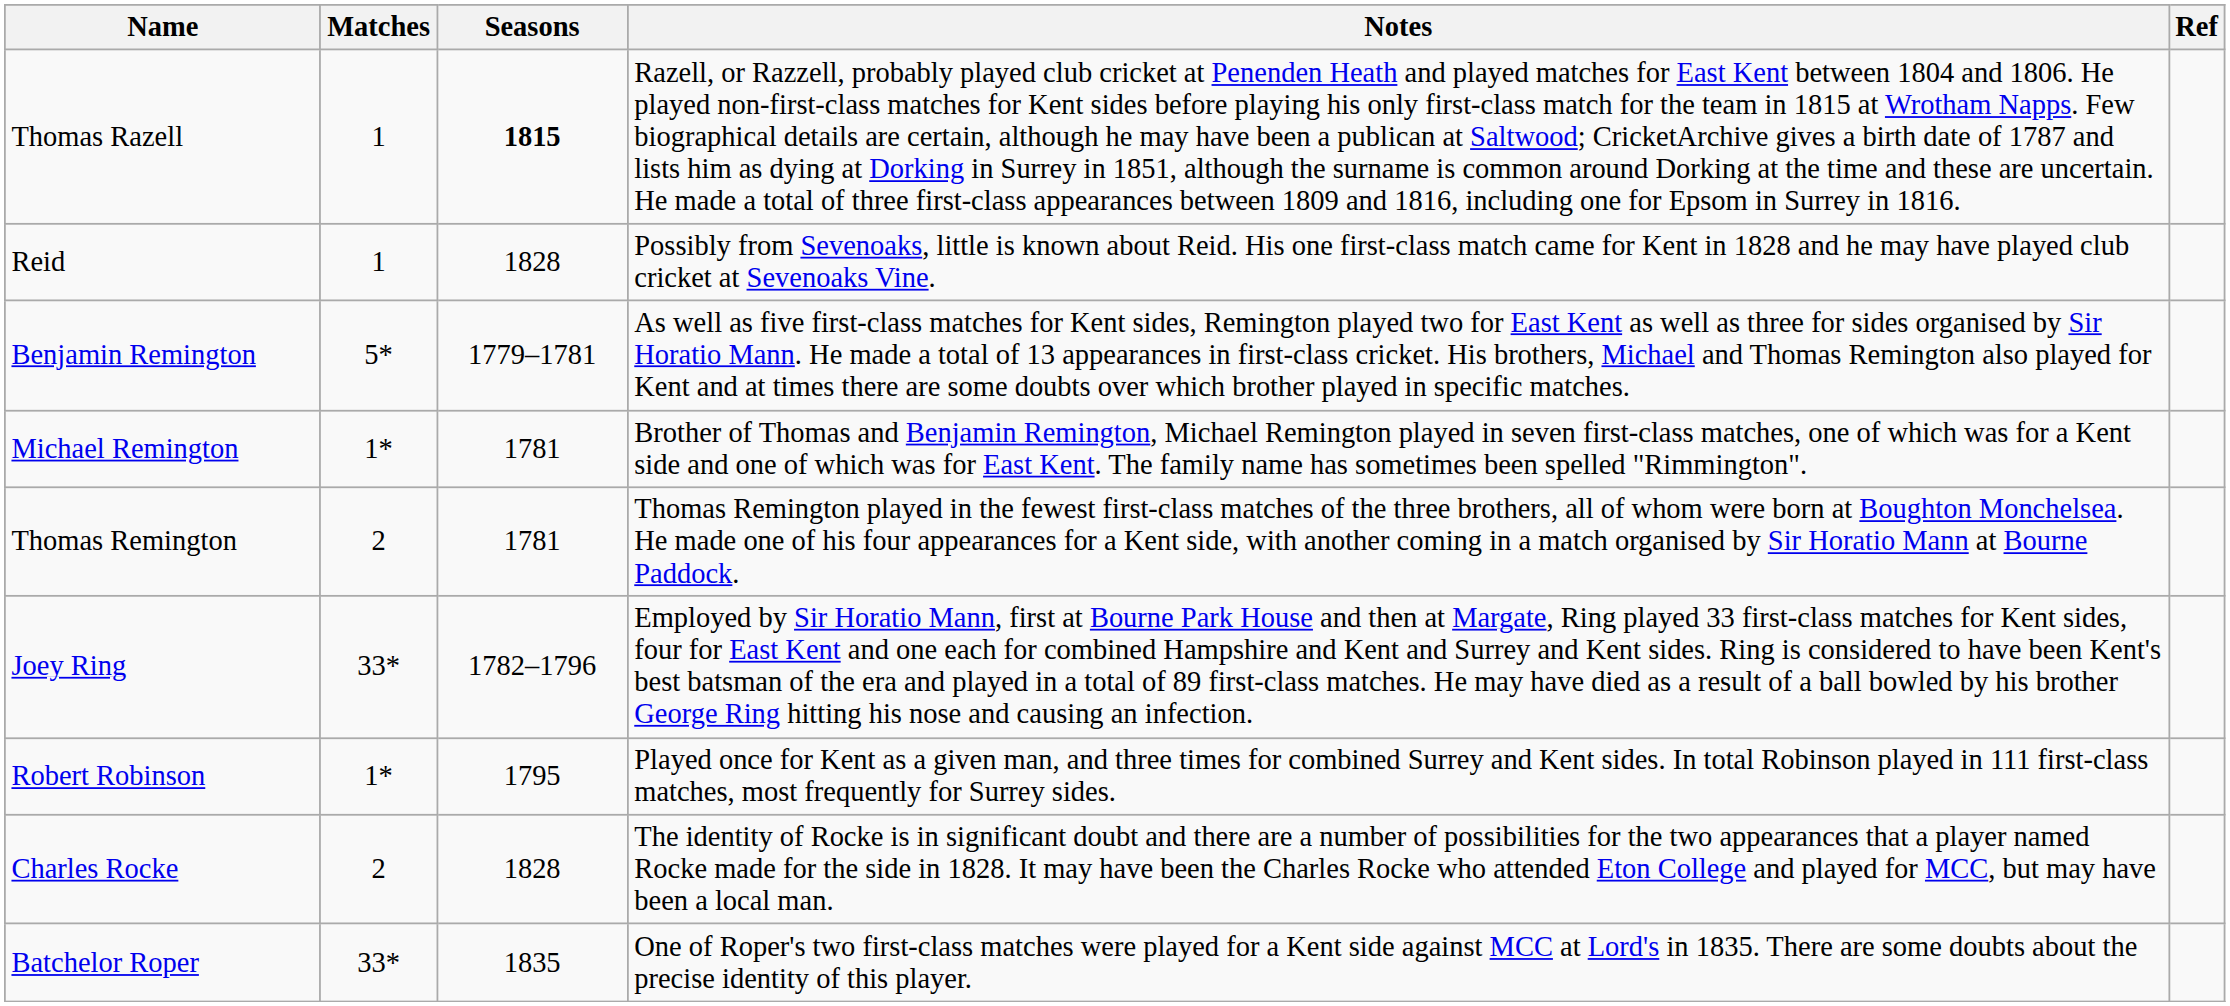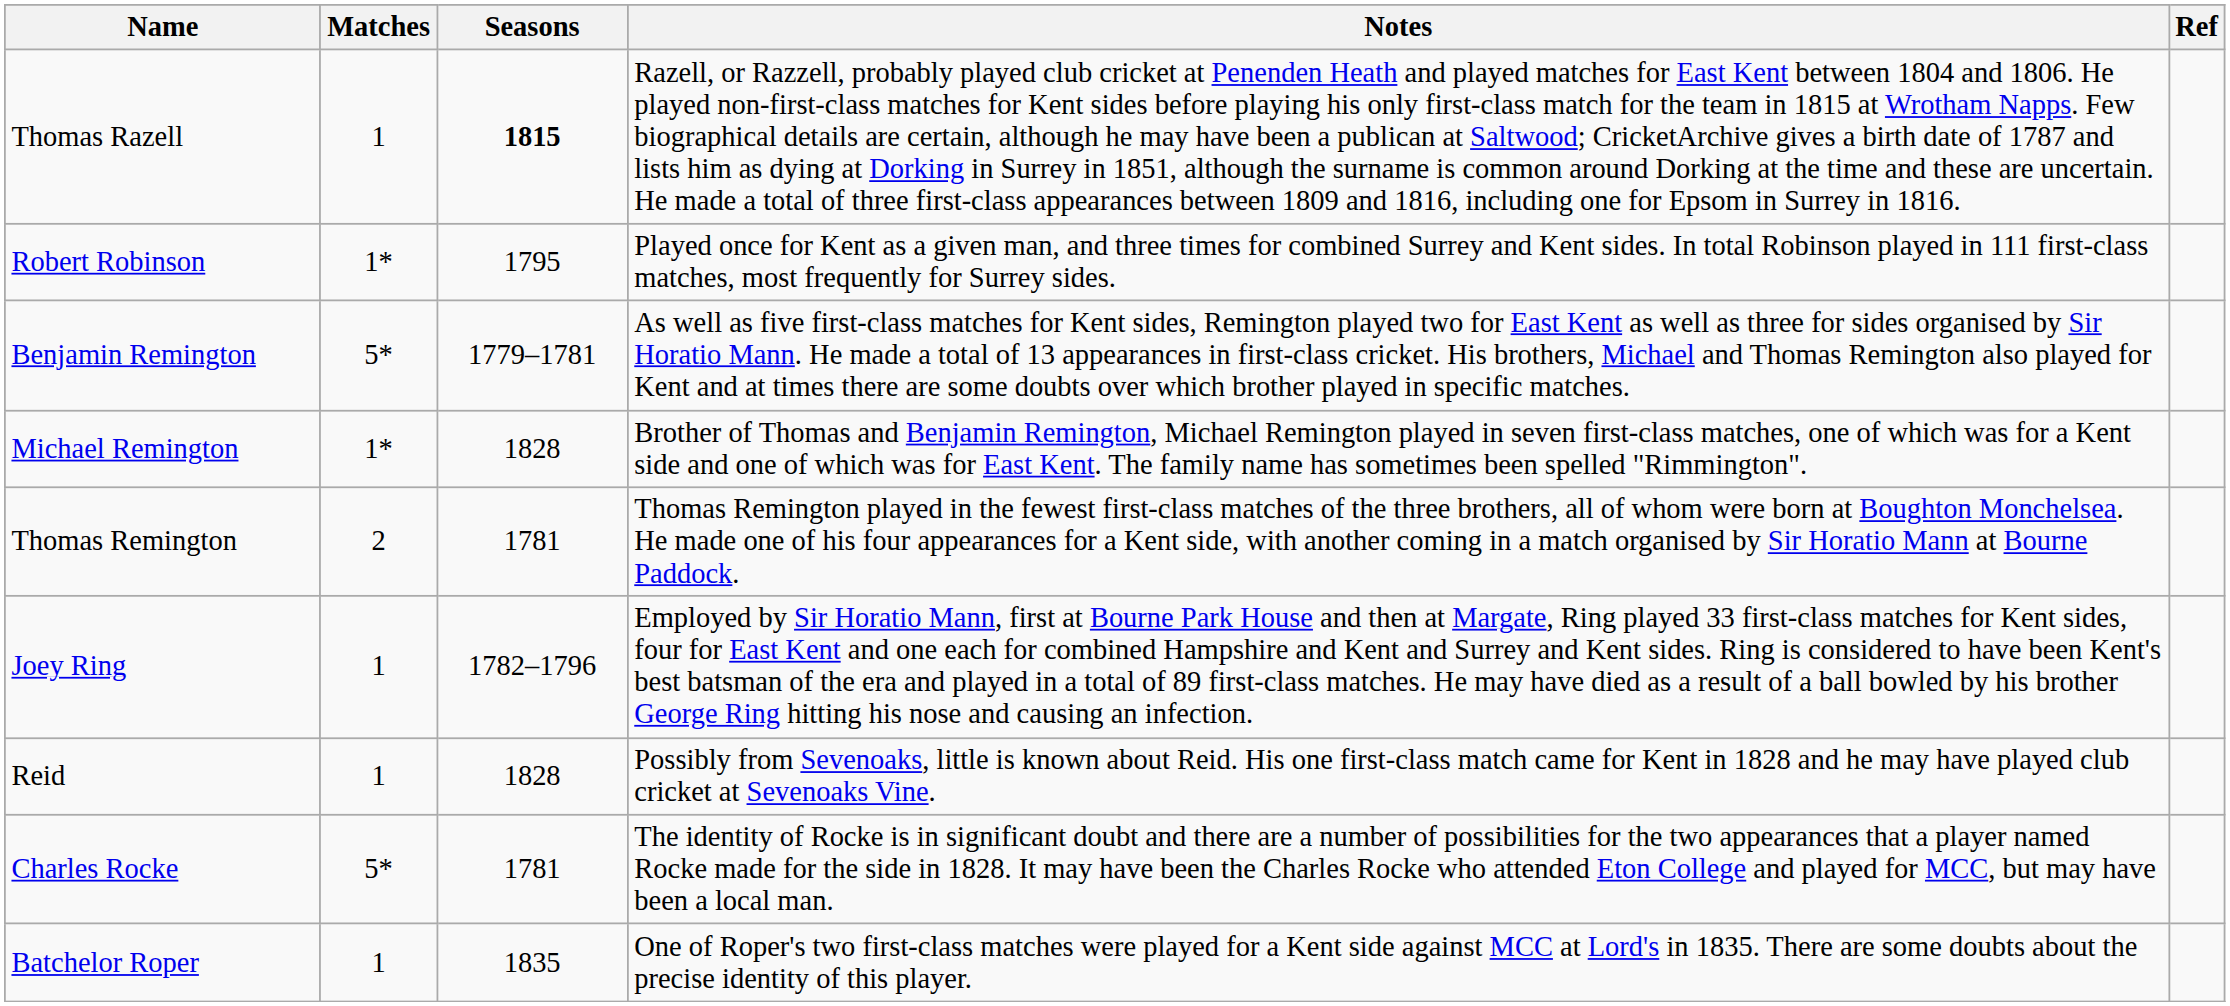rows swapped: (38, 261) <-> (108, 775)
(532, 448) 1781 -> (532, 448) 1828
(379, 666) 33* -> (379, 666) 1
(379, 869) 2 -> (379, 869) 5*
(532, 869) 1828 -> (532, 869) 1781
(379, 962) 33* -> (379, 962) 1
